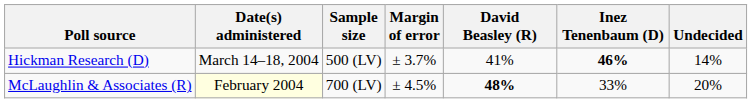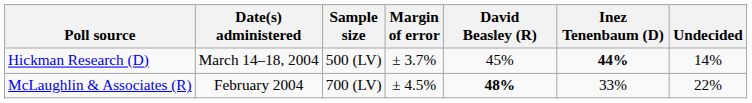(500, 60) 41% -> (500, 60) 45%
(613, 60) 46% -> (613, 60) 44%
(259, 85) lightyellow background -> (259, 85) no background
(708, 85) 20% -> (708, 85) 22%
